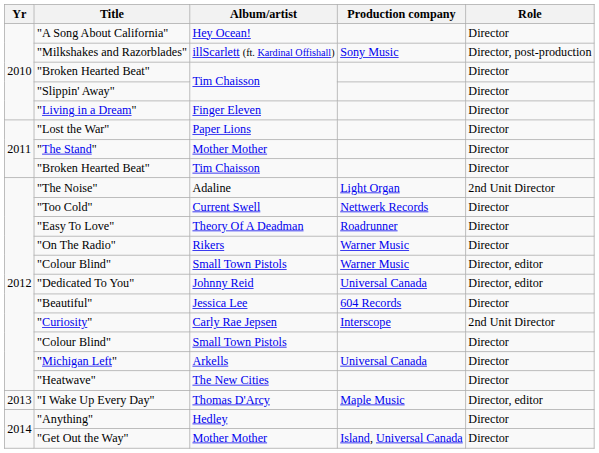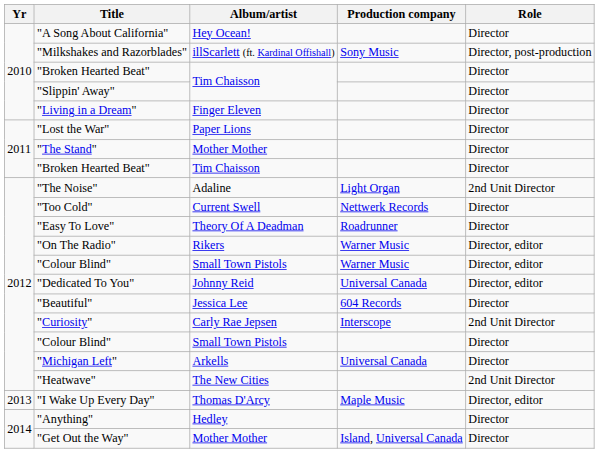(489, 245) Director -> (506, 245) Director, editor
(489, 380) Director -> (512, 380) 2nd Unit Director
